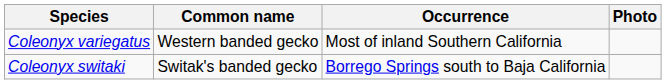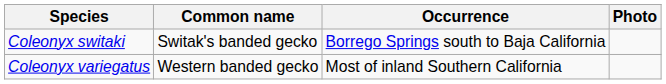rows swapped: (66, 66) <-> (79, 41)
